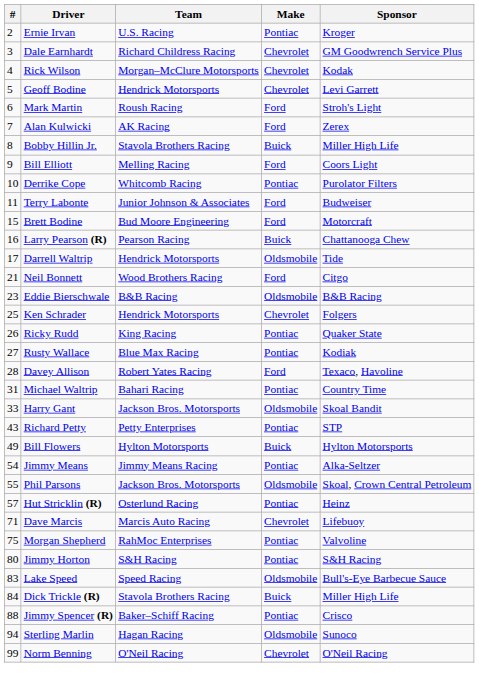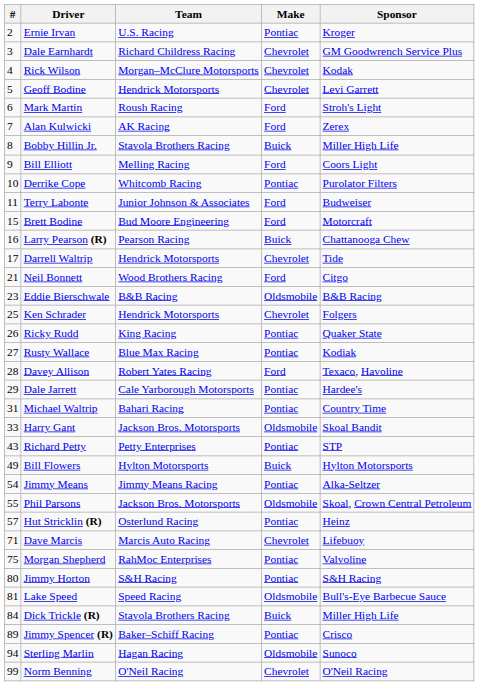(291, 258) Oldsmobile -> (287, 258) Chevrolet
+ row: (50, 390)
(13, 577) 83 -> (13, 596) 81
(13, 615) 88 -> (13, 634) 89
